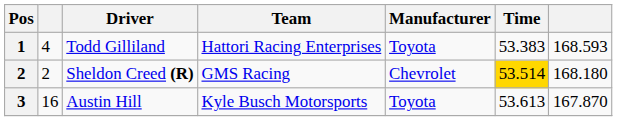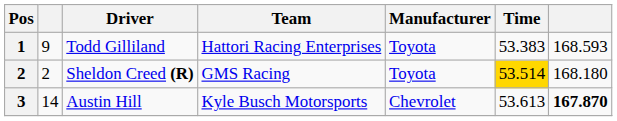(46, 46) 4 -> (46, 46) 9
(422, 74) Chevrolet -> (412, 74) Toyota
(50, 102) 16 -> (50, 102) 14
(412, 102) Toyota -> (422, 102) Chevrolet
(580, 102) normal -> (580, 102) bold
